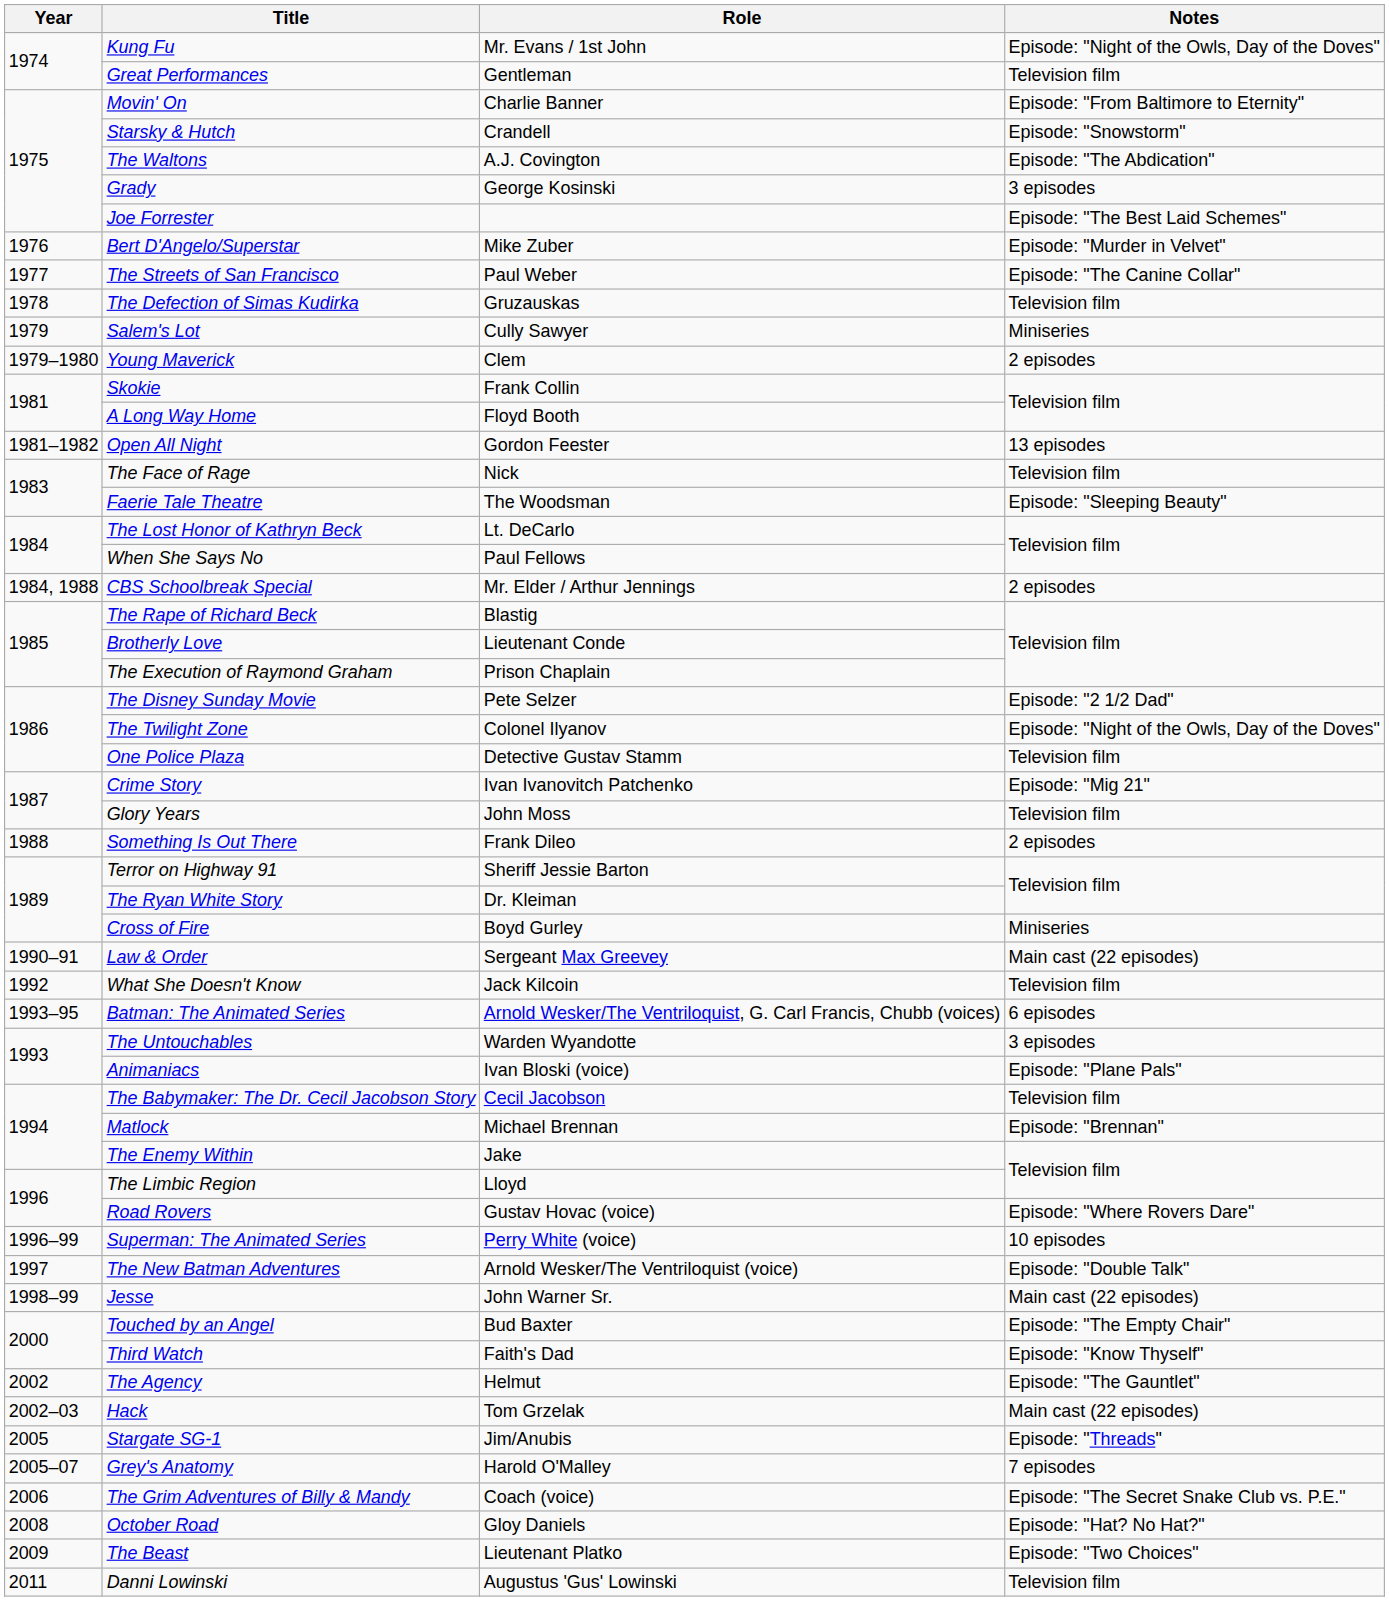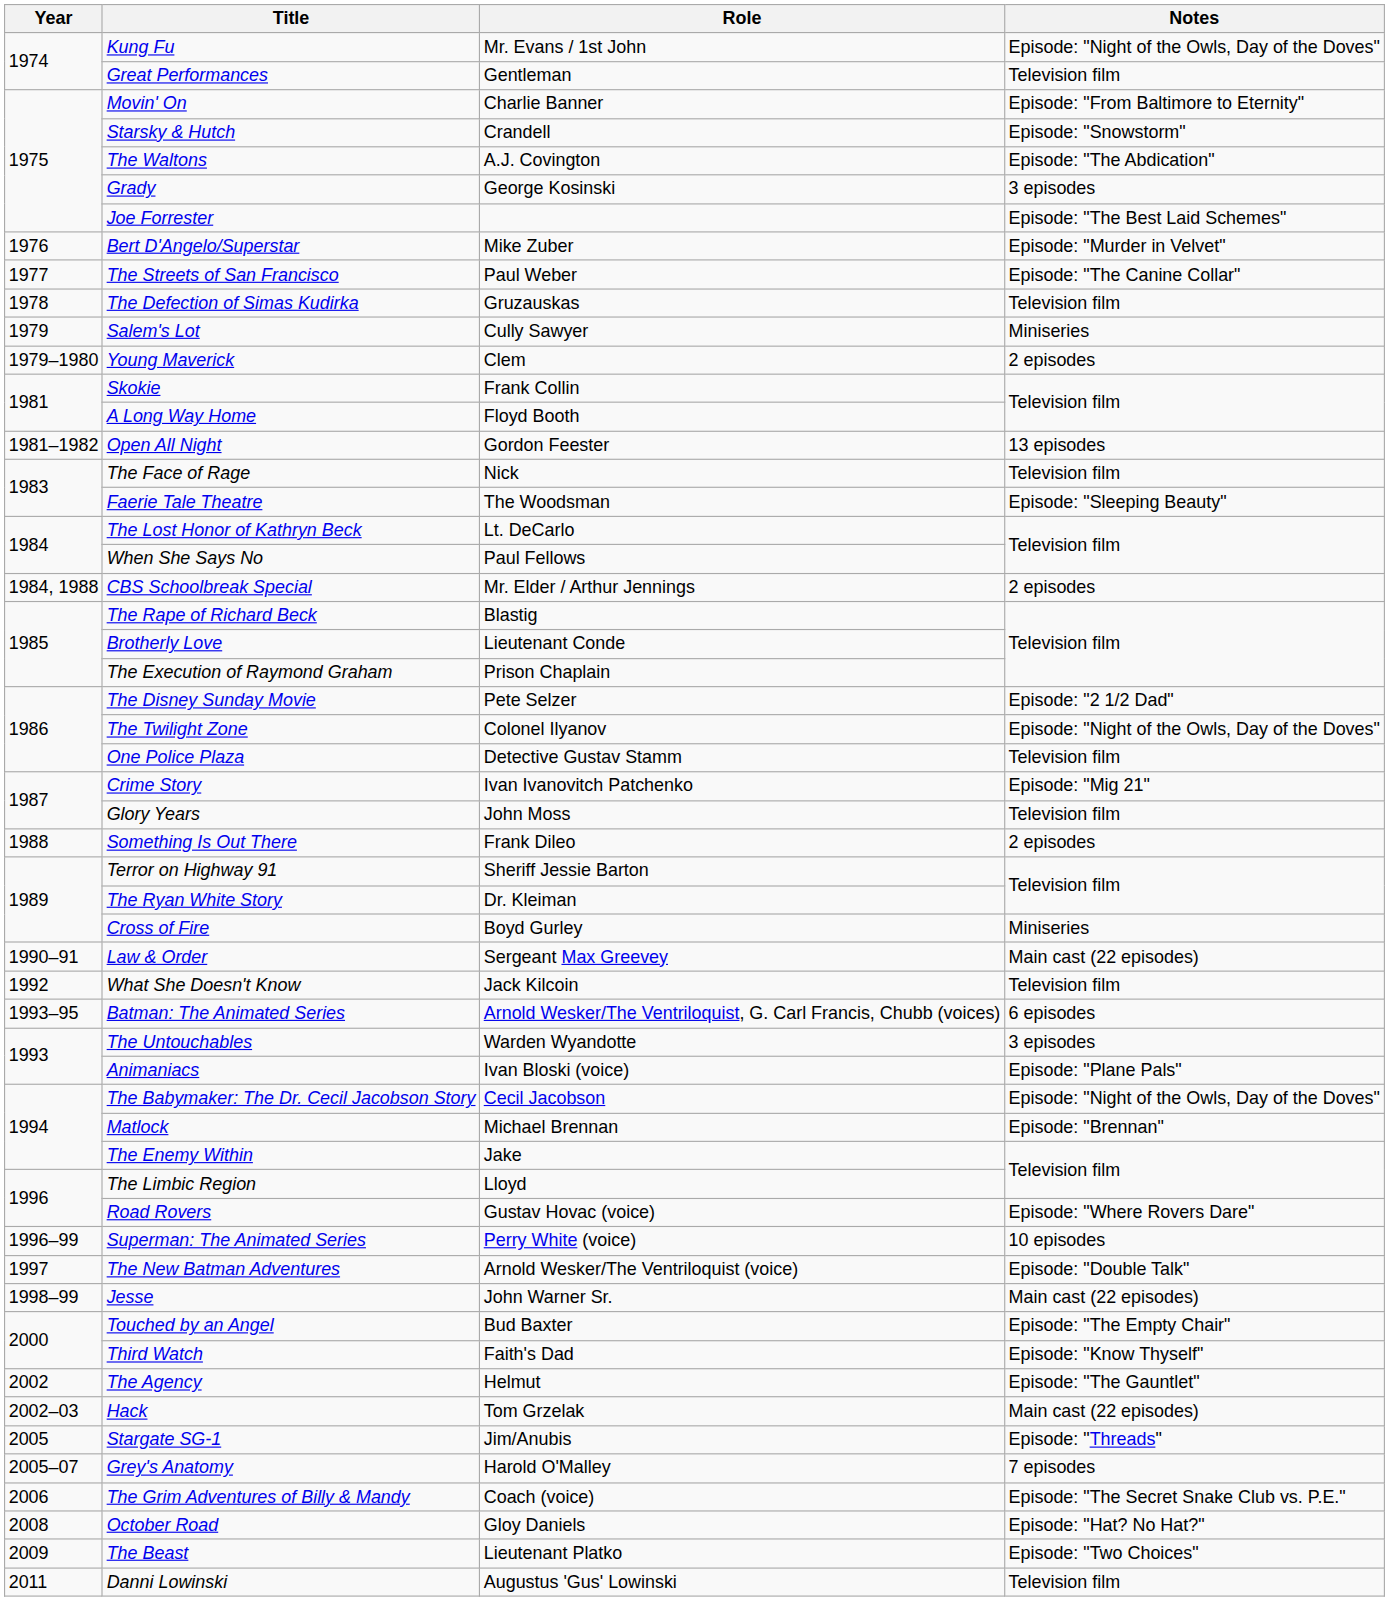(1064, 1098) Television film -> (1194, 1098) Episode: "Night of the Owls, Day of the Doves"
